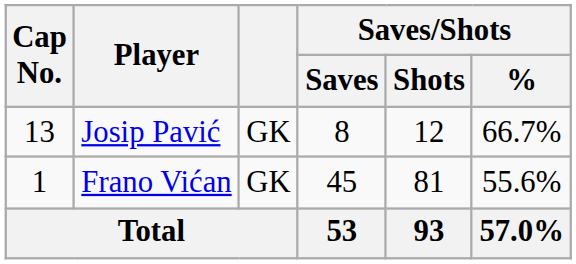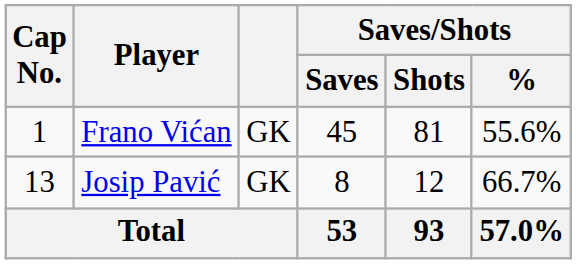rows swapped: (157, 181) <-> (151, 130)
